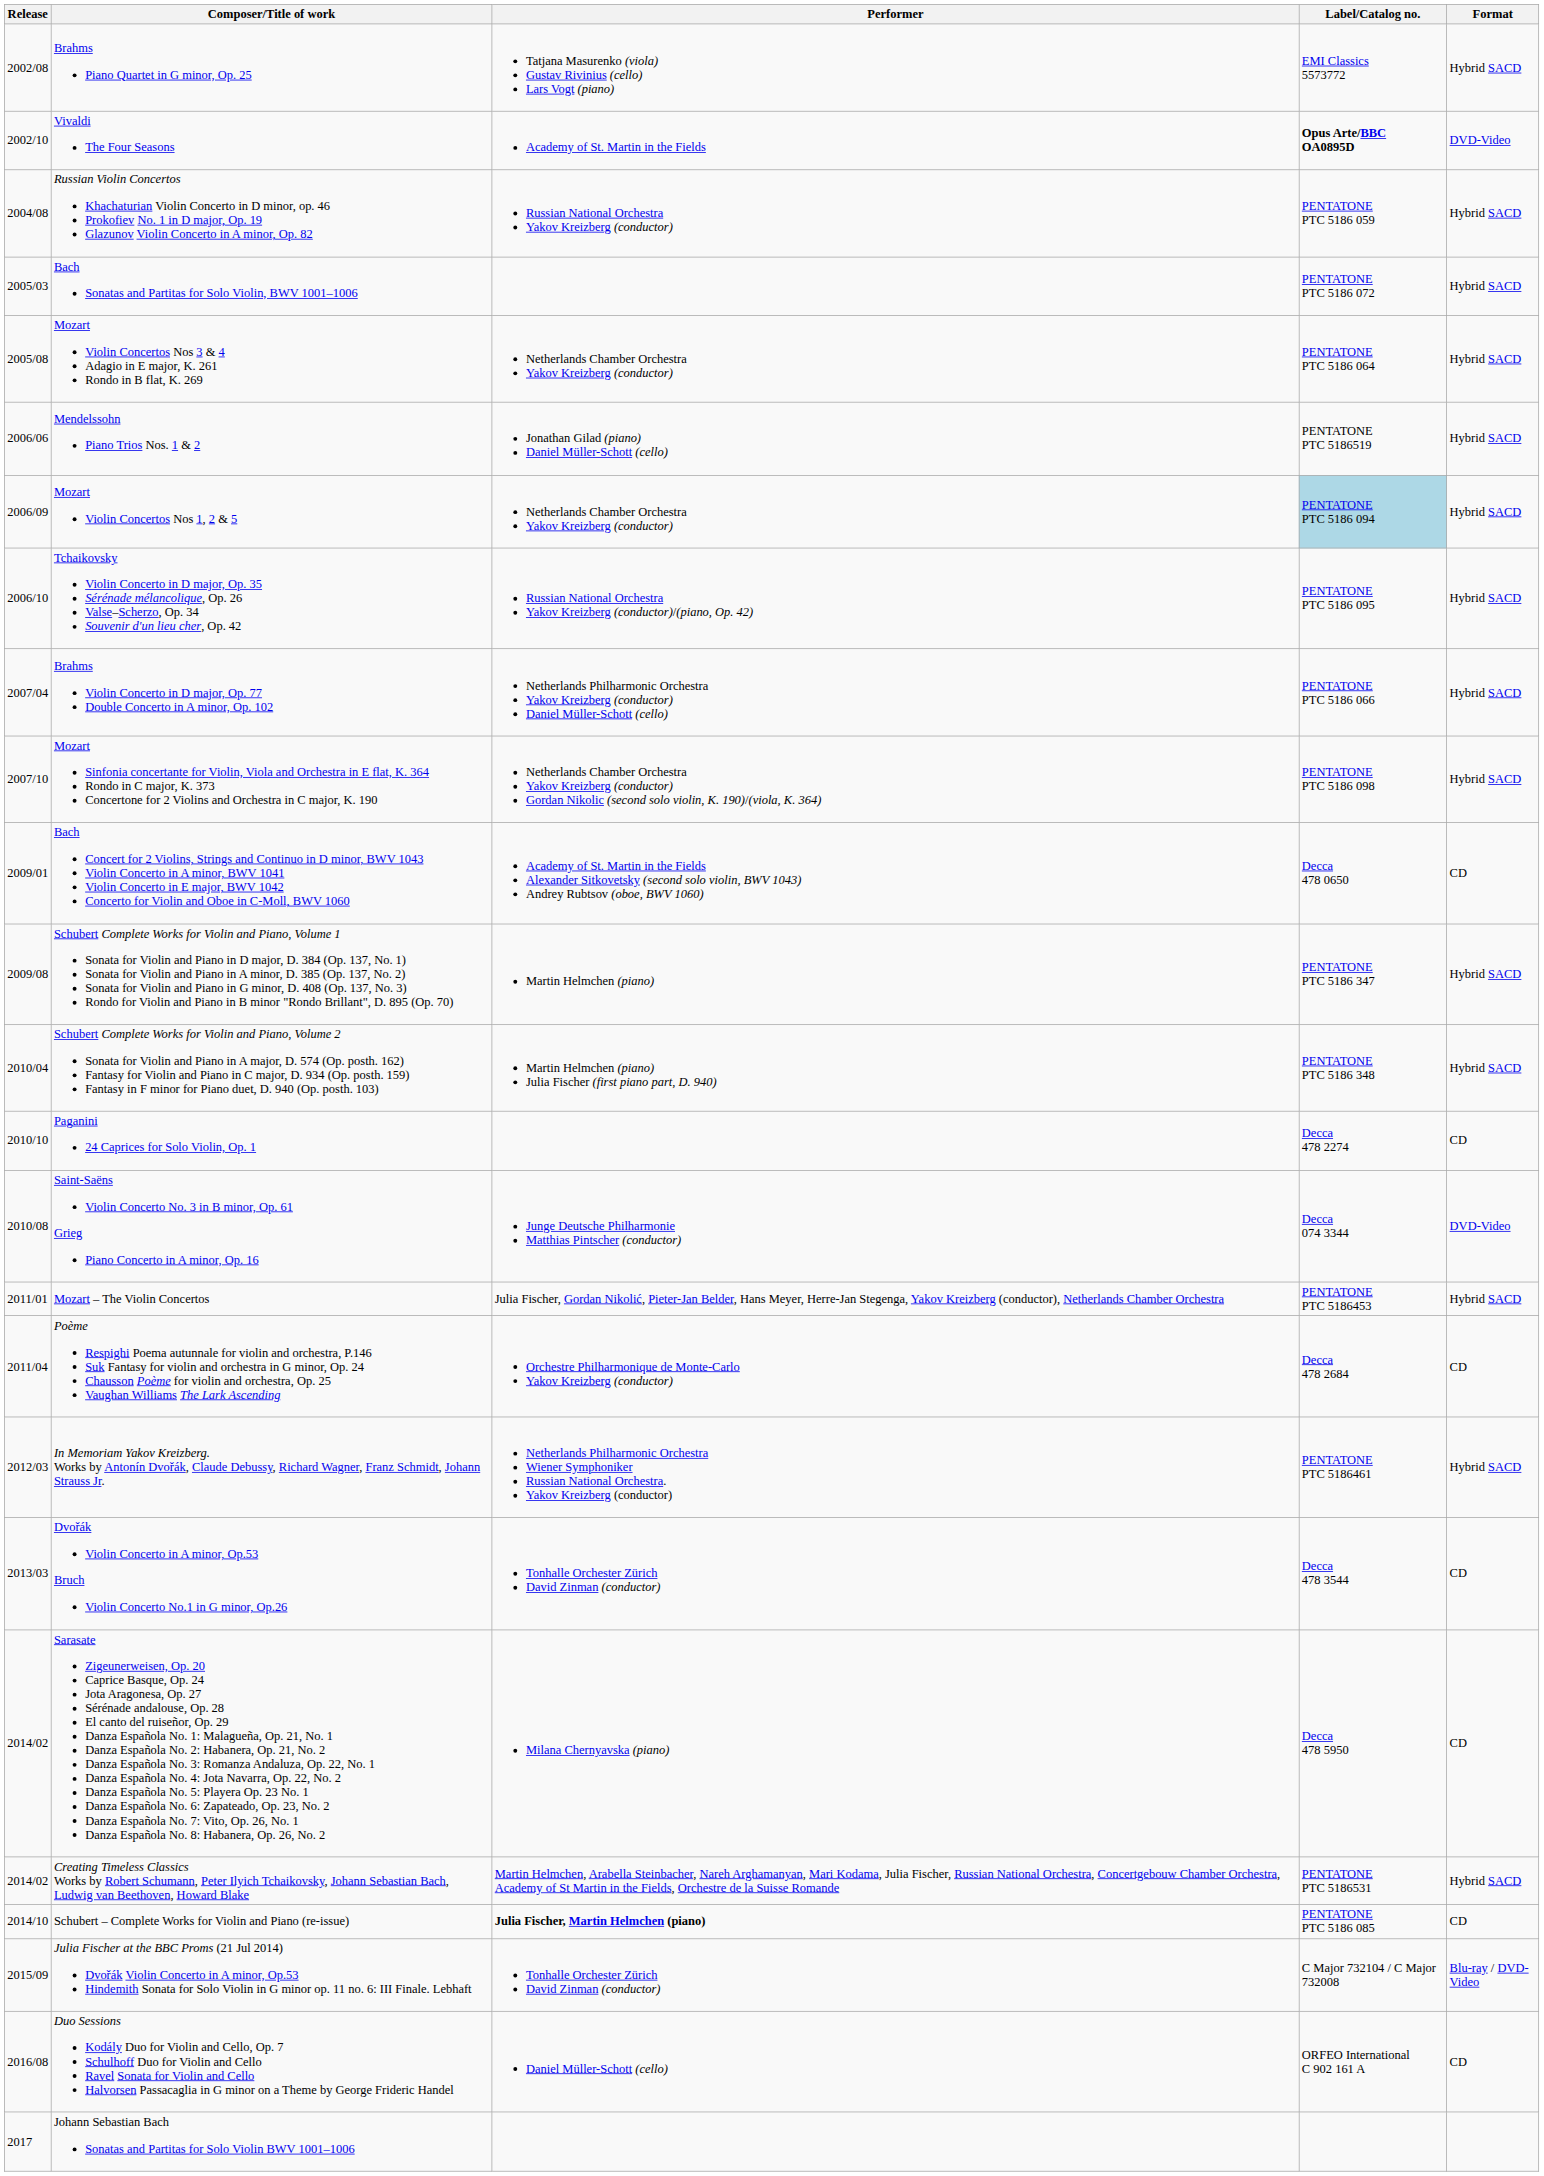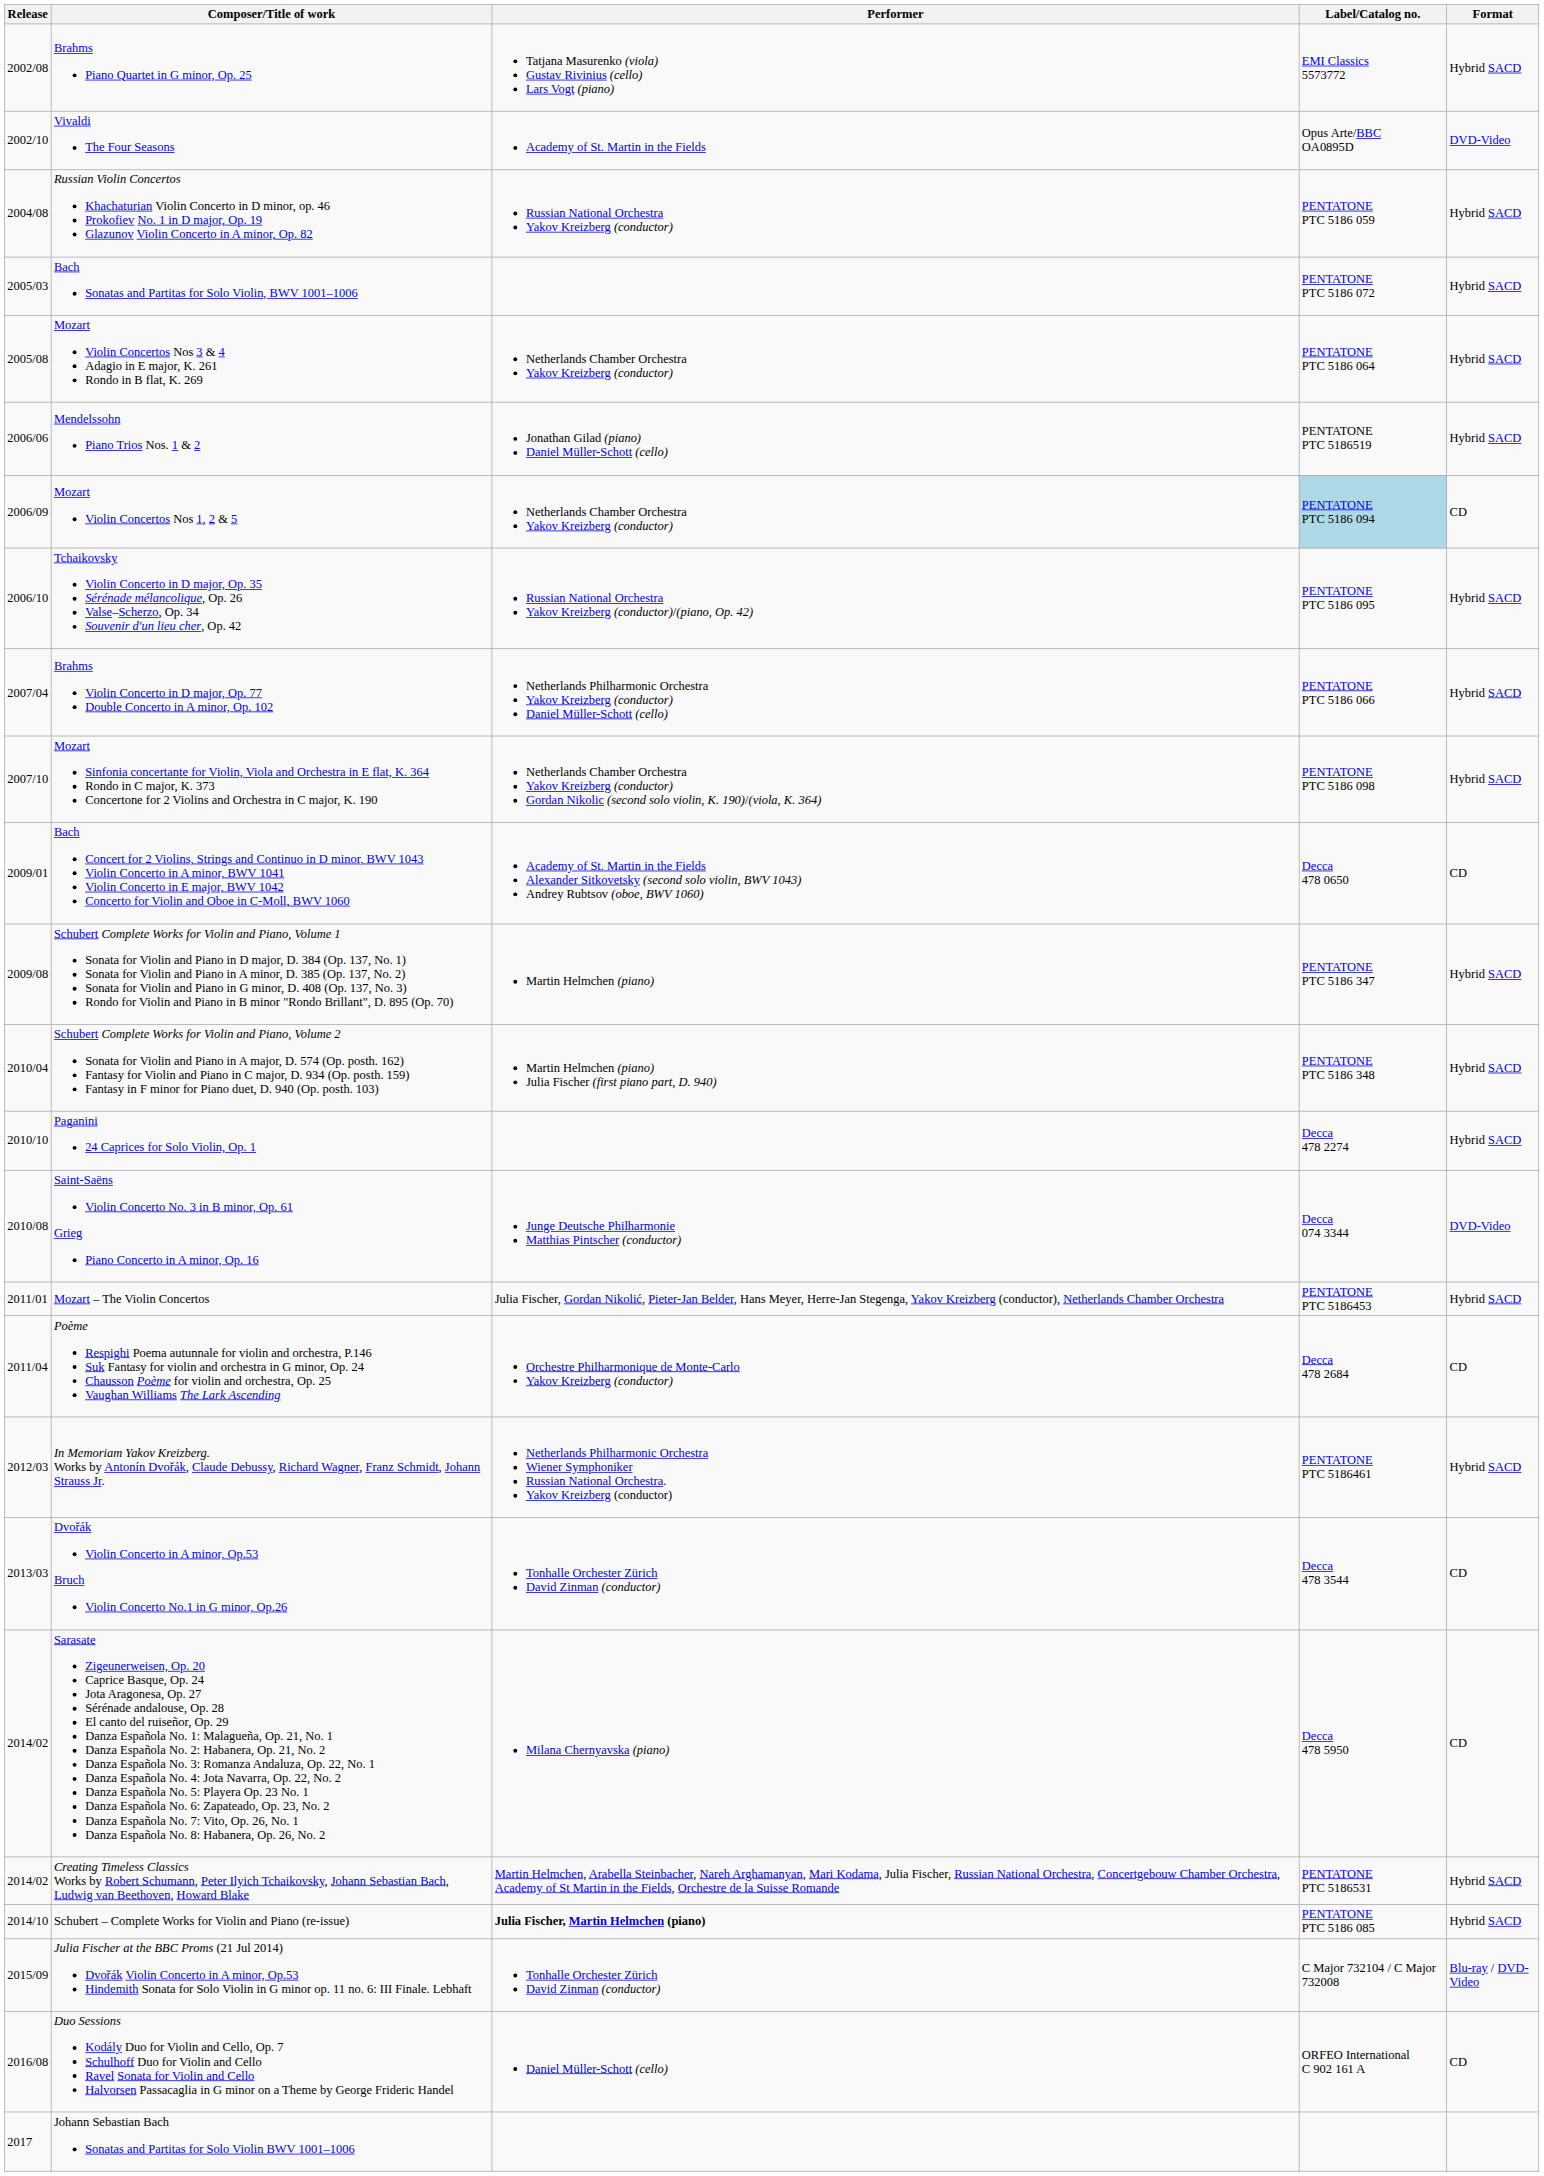(1344, 140) bold -> (1342, 140) normal
(1485, 511) Hybrid SACD -> (1458, 511) CD
(1458, 1140) CD -> (1485, 1140) Hybrid SACD
(1458, 1921) CD -> (1485, 1921) Hybrid SACD
